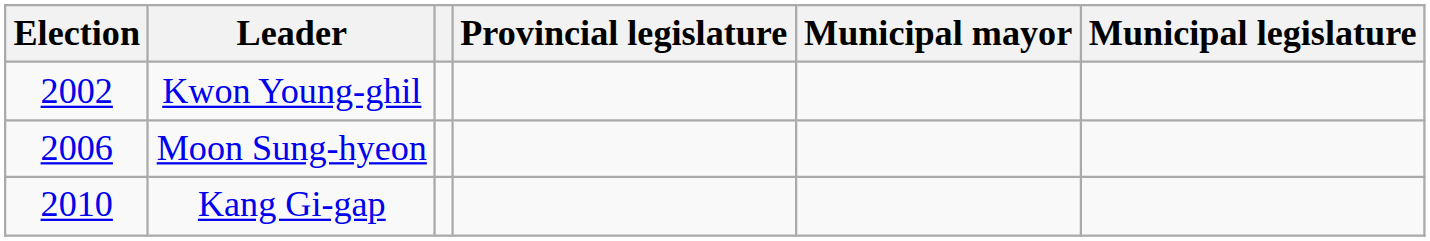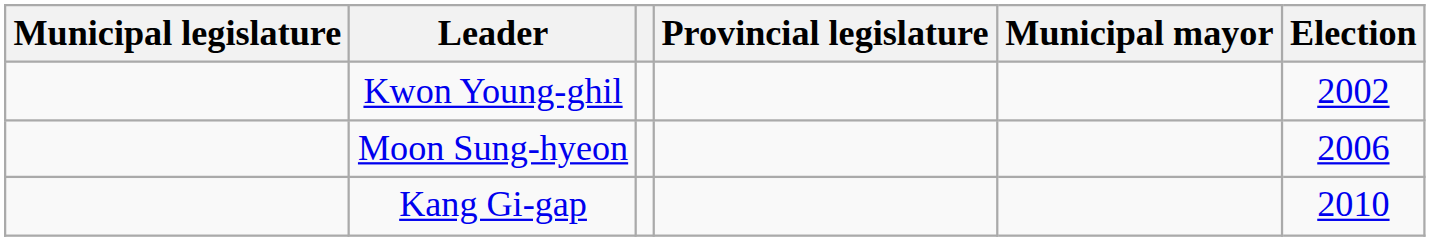columns swapped: (77, 33) <-> (1253, 33)
